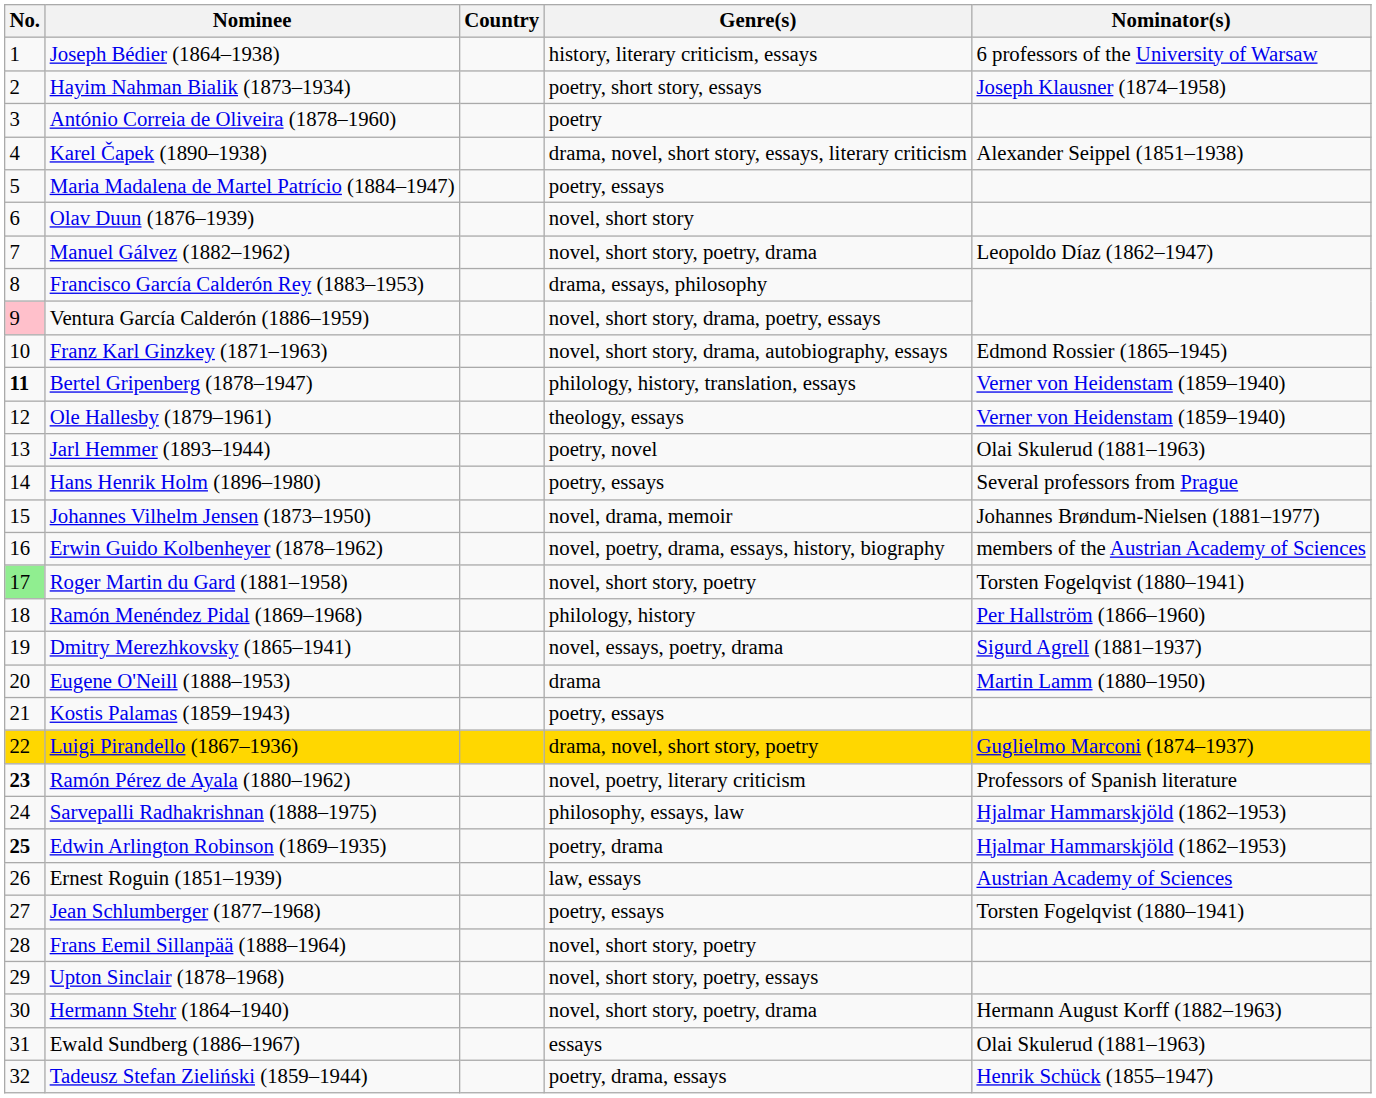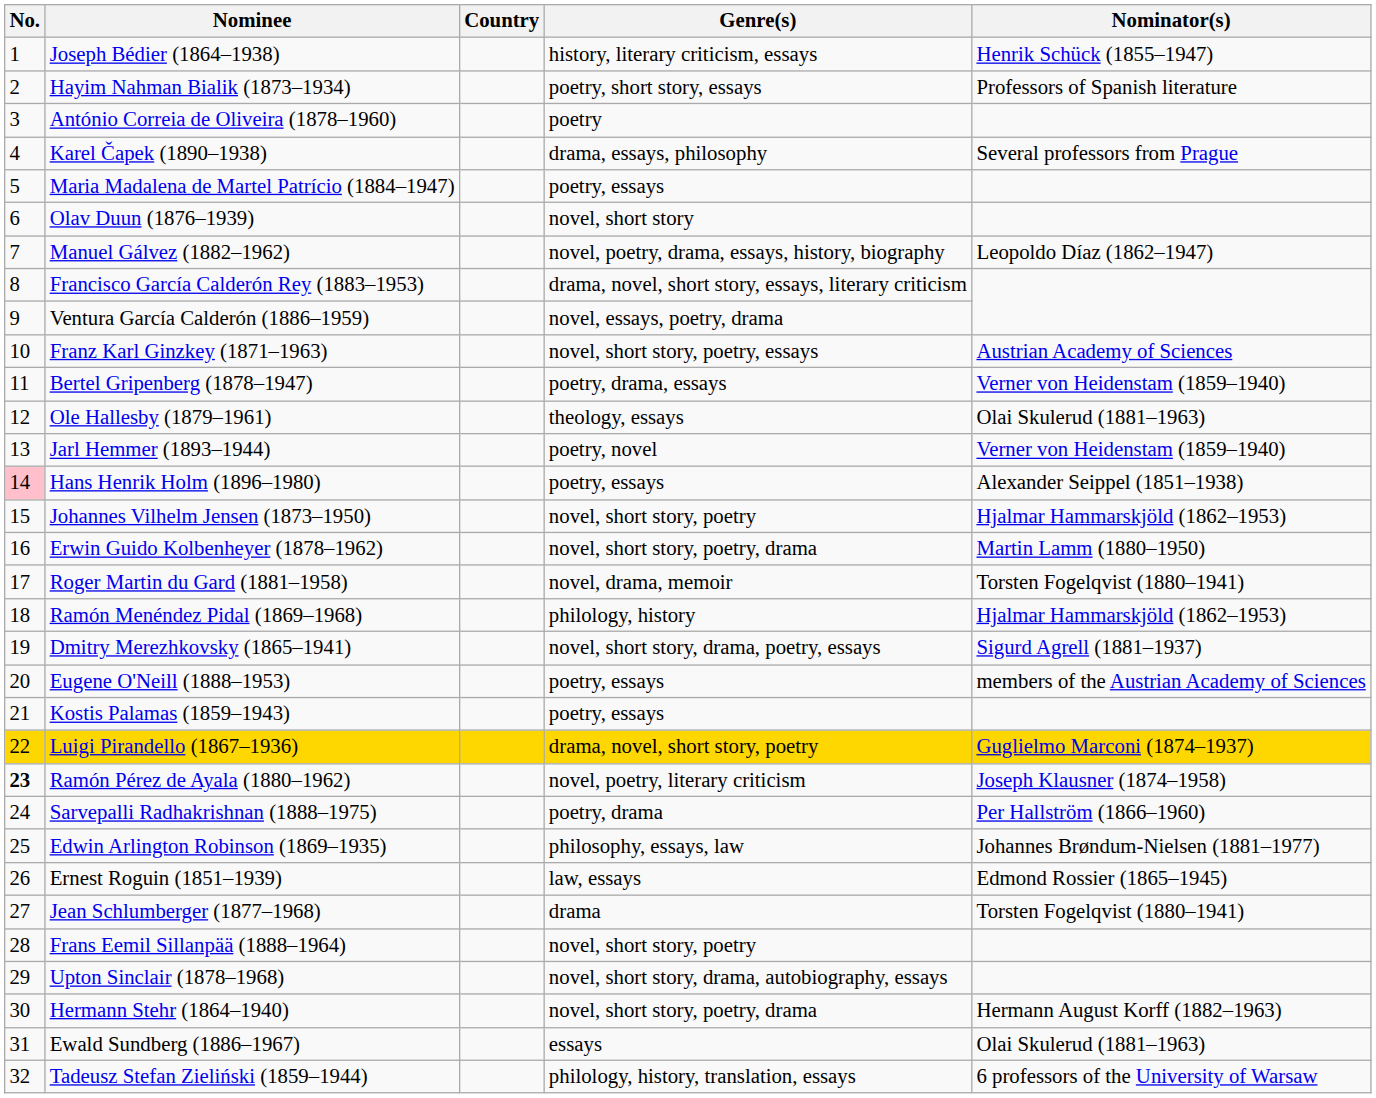(1147, 53) 6 professors of the University of Warsaw -> (1095, 53) Henrik Schück (1855–1947)
(1101, 86) Joseph Klausner (1874–1958) -> (1107, 86) Professors of Spanish literature
(758, 152) drama, novel, short story, essays, literary criticism -> (658, 152) drama, essays, philosophy
(1110, 152) Alexander Seippel (1851–1938) -> (1107, 152) Several professors from Prague
(683, 251) novel, short story, poetry, drama -> (747, 251) novel, poetry, drama, essays, history, biography
(658, 284) drama, essays, philosophy -> (758, 284) drama, novel, short story, essays, literary criticism
(15, 317) pink background -> (15, 317) no background
(715, 317) novel, short story, drama, poetry, essays -> (666, 317) novel, essays, poetry, drama
(748, 350) novel, short story, drama, autobiography, essays -> (684, 350) novel, short story, poetry, essays
(1102, 350) Edmond Rossier (1865–1945) -> (1104, 350) Austrian Academy of Sciences
(19, 383) bold -> (19, 383) normal
(702, 383) philology, history, translation, essays -> (638, 383) poetry, drama, essays
(1131, 416) Verner von Heidenstam (1859–1940) -> (1091, 416) Olai Skulerud (1881–1963)
(1091, 449) Olai Skulerud (1881–1963) -> (1131, 449) Verner von Heidenstam (1859–1940)
(20, 482) no background -> (20, 482) pink background
(1107, 482) Several professors from Prague -> (1110, 482) Alexander Seippel (1851–1938)
(641, 515) novel, drama, memoir -> (652, 515) novel, short story, poetry
(1148, 515) Johannes Brøndum-Nielsen (1881–1977) -> (1131, 515) Hjalmar Hammarskjöld (1862–1953)
(747, 548) novel, poetry, drama, essays, history, biography -> (683, 548) novel, short story, poetry, drama
(1171, 548) members of the Austrian Academy of Sciences -> (1091, 548) Martin Lamm (1880–1950)
(20, 581) lightgreen background -> (20, 581) no background
(652, 581) novel, short story, poetry -> (641, 581) novel, drama, memoir
(1091, 614) Per Hallström (1866–1960) -> (1131, 614) Hjalmar Hammarskjöld (1862–1953)
(666, 647) novel, essays, poetry, drama -> (715, 647) novel, short story, drama, poetry, essays
(575, 680) drama -> (607, 680) poetry, essays
(1091, 680) Martin Lamm (1880–1950) -> (1171, 680) members of the Austrian Academy of Sciences
(1107, 779) Professors of Spanish literature -> (1101, 779) Joseph Klausner (1874–1958)
(646, 812) philosophy, essays, law -> (606, 812) poetry, drama
(1131, 812) Hjalmar Hammarskjöld (1862–1953) -> (1091, 812) Per Hallström (1866–1960)
(20, 845) bold -> (20, 845) normal
(606, 845) poetry, drama -> (646, 845) philosophy, essays, law
(1131, 845) Hjalmar Hammarskjöld (1862–1953) -> (1148, 845) Johannes Brøndum-Nielsen (1881–1977)
(1104, 878) Austrian Academy of Sciences -> (1102, 878) Edmond Rossier (1865–1945)
(607, 911) poetry, essays -> (575, 911) drama
(684, 977) novel, short story, poetry, essays -> (748, 977) novel, short story, drama, autobiography, essays
(638, 1076) poetry, drama, essays -> (702, 1076) philology, history, translation, essays
(1095, 1076) Henrik Schück (1855–1947) -> (1147, 1076) 6 professors of the University of Warsaw
